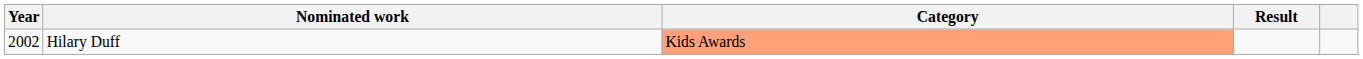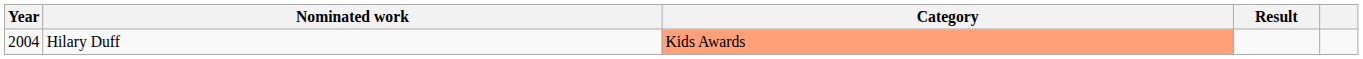(24, 41) 2002 -> (24, 41) 2004
